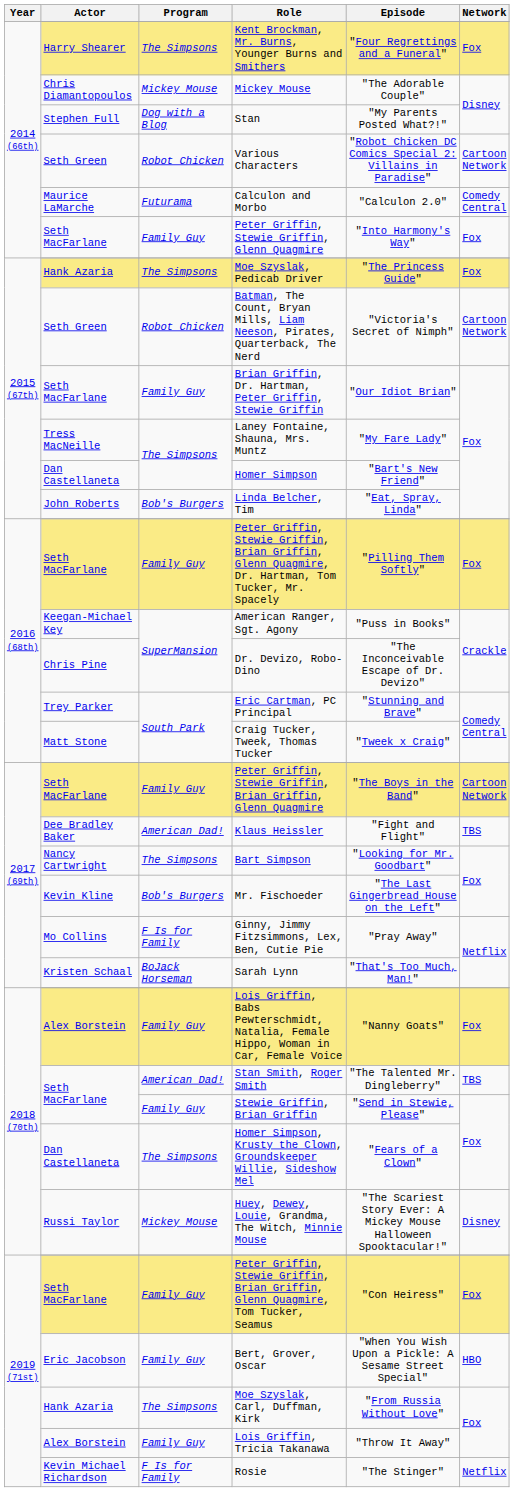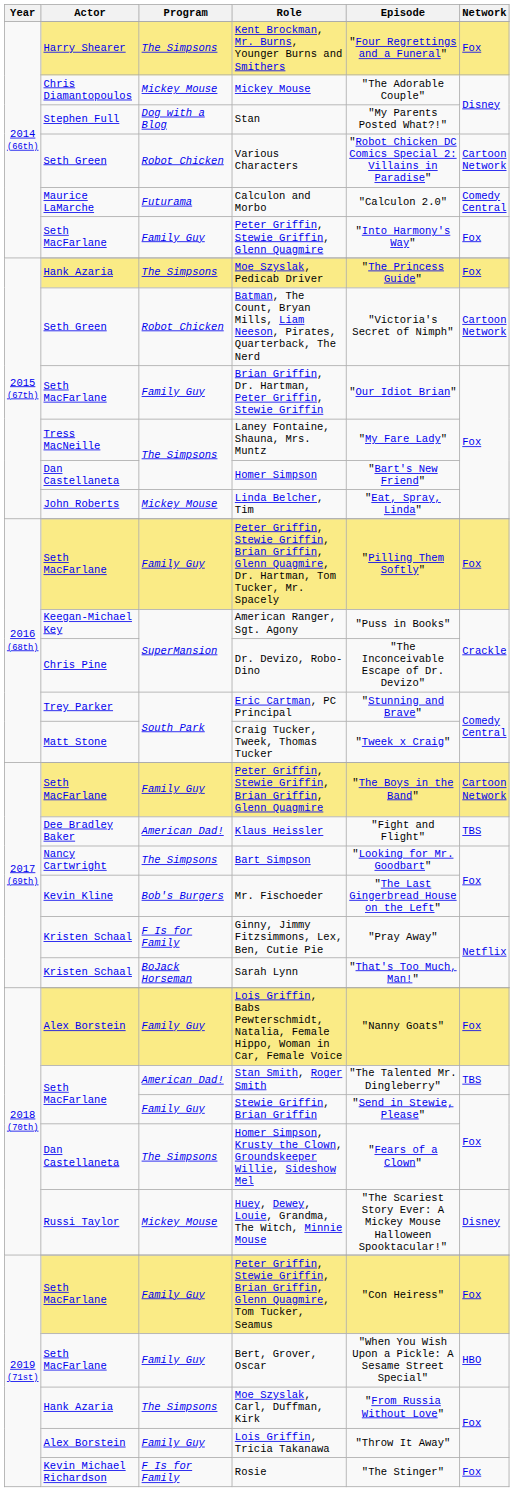(183, 504) Bob's Burgers -> (180, 504) Mickey Mouse
(75, 937) Mo Collins -> (88, 937) Kristen Schaal
(85, 1360) Eric Jacobson -> (75, 1360) Seth MacFarlane
(484, 1472) Netflix -> (472, 1472) Fox
